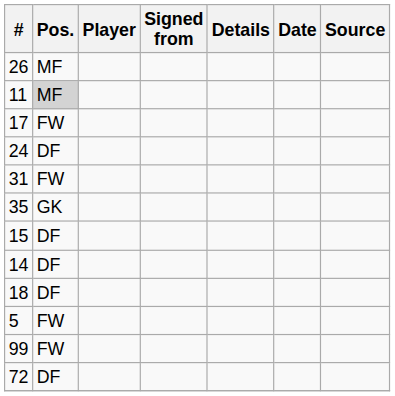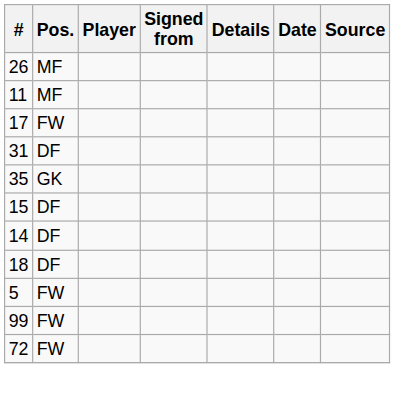(50, 95) lightgrey background -> (50, 95) no background
- row: (19, 151)
(51, 180) FW -> (49, 151) DF
(49, 377) DF -> (51, 348) FW
